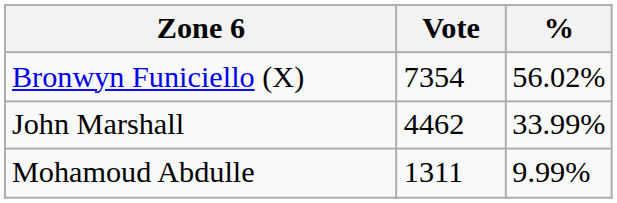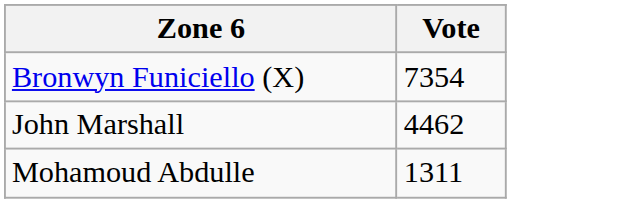- column: (559, 28)
